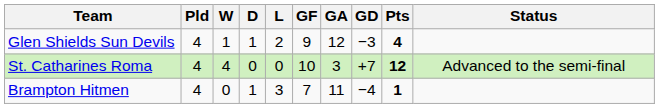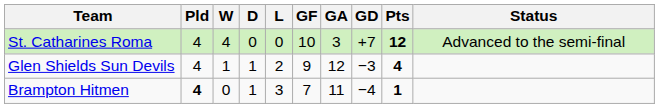rows swapped: (80, 66) <-> (91, 41)
(197, 90) normal -> (197, 90) bold
